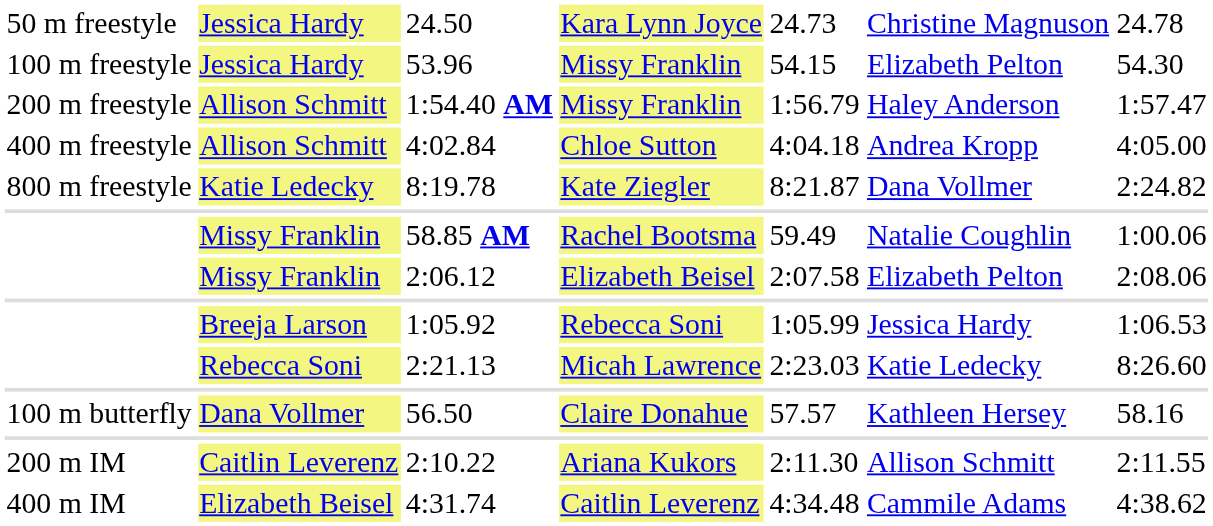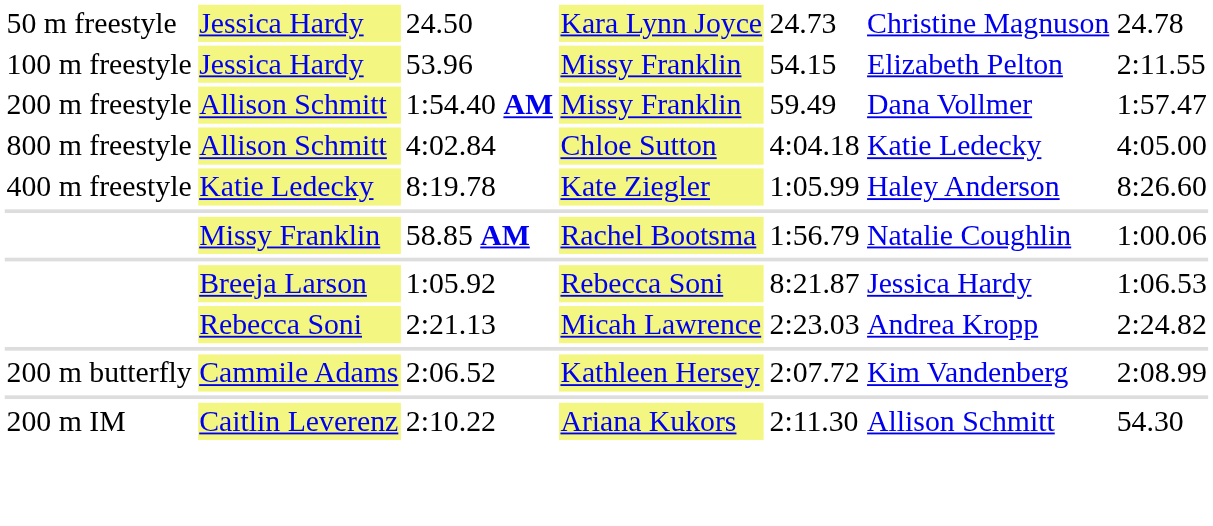(1150, 63) 54.30 -> (1161, 63) 2:11.55
(814, 104) 1:56.79 -> (803, 104) 59.49
(963, 104) Haley Anderson -> (950, 104) Dana Vollmer
(99, 145) 400 m freestyle -> (99, 145) 800 m freestyle
(953, 145) Andrea Kropp -> (954, 145) Katie Ledecky
(99, 186) 800 m freestyle -> (99, 186) 400 m freestyle
(814, 186) 8:21.87 -> (815, 186) 1:05.99
(949, 186) Dana Vollmer -> (963, 186) Haley Anderson
(1162, 186) 2:24.82 -> (1162, 186) 8:26.60
(803, 234) 59.49 -> (815, 234) 1:56.79
- row: (451, 275)
(814, 324) 1:05.99 -> (815, 283) 8:21.87
(954, 365) Katie Ledecky -> (953, 324) Andrea Kropp
(1162, 365) 8:26.60 -> (1162, 324) 2:24.82
- row: (439, 413)
+ row: (451, 372)
(1161, 461) 2:11.55 -> (1150, 420) 54.30
- row: (451, 502)
